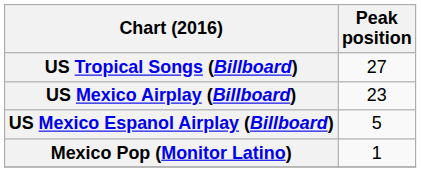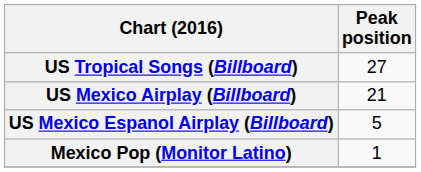(377, 95) 23 -> (377, 95) 21
